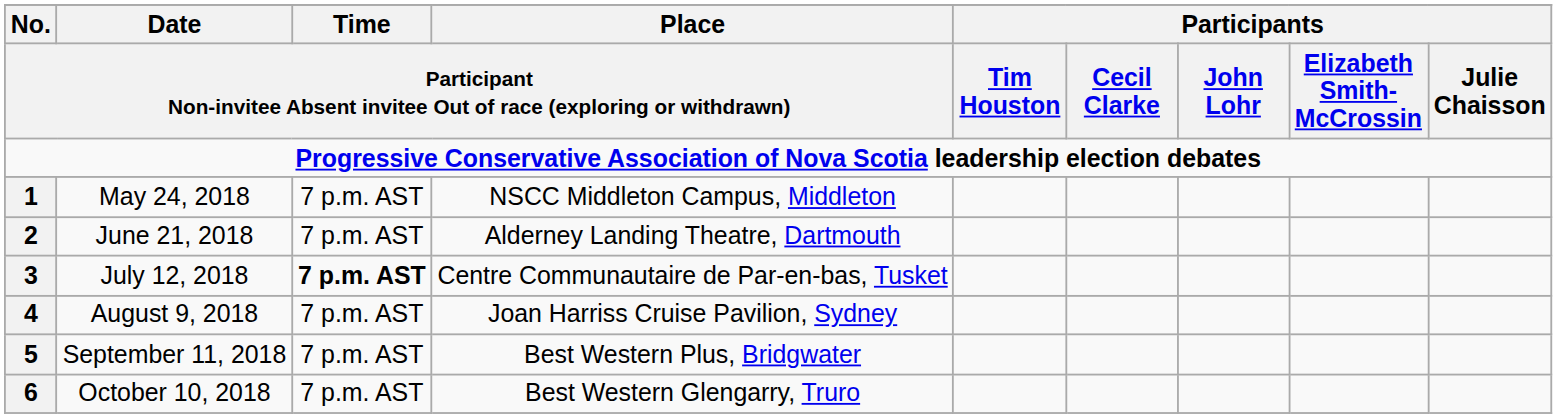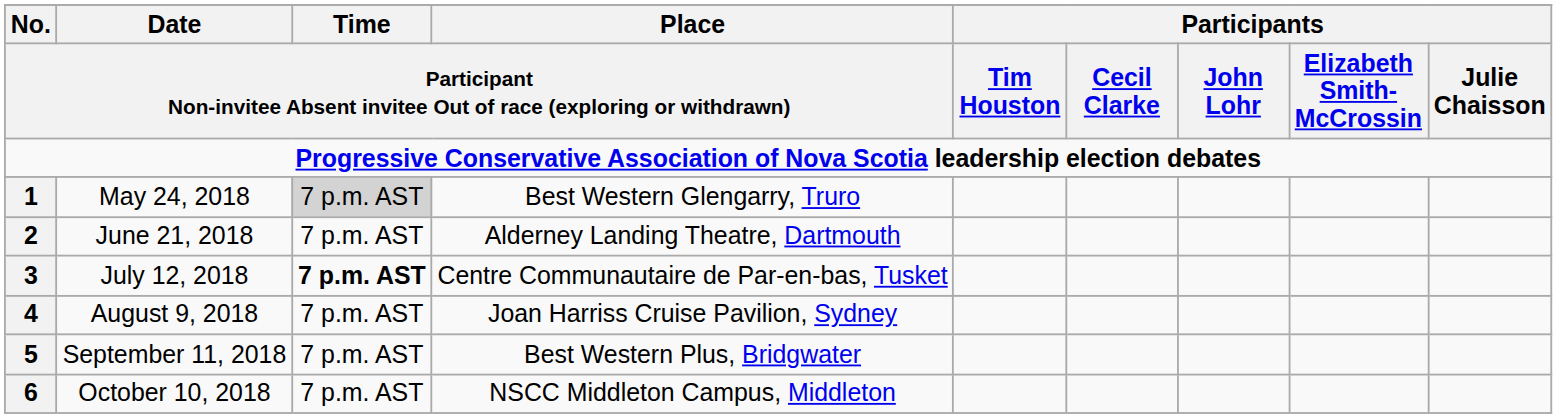(362, 197) no background -> (362, 197) lightgrey background
(693, 197) NSCC Middleton Campus, Middleton -> (693, 197) Best Western Glengarry, Truro
(693, 393) Best Western Glengarry, Truro -> (693, 393) NSCC Middleton Campus, Middleton
